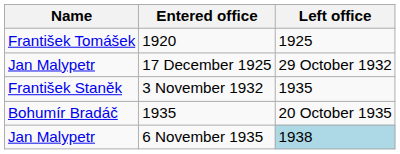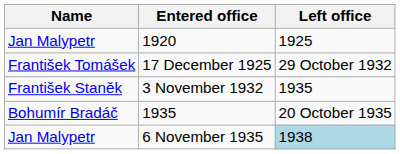(72, 40) František Tomášek -> (51, 40) Jan Malypetr
(51, 64) Jan Malypetr -> (72, 64) František Tomášek
